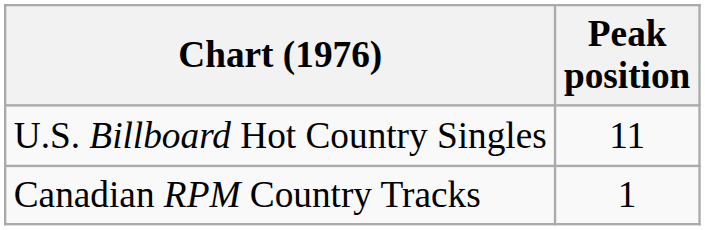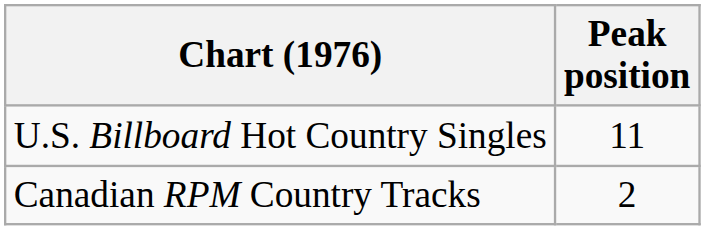(627, 194) 1 -> (627, 194) 2
